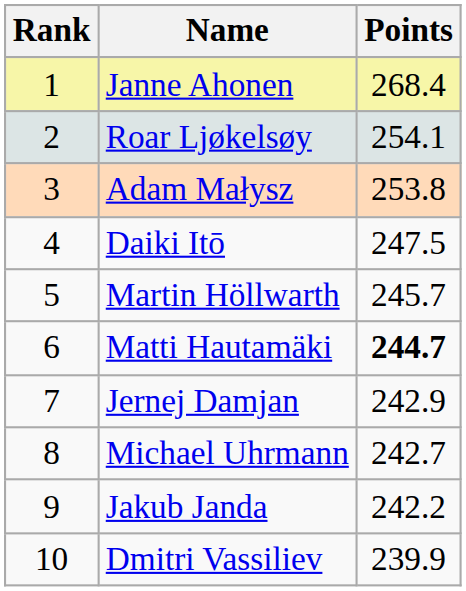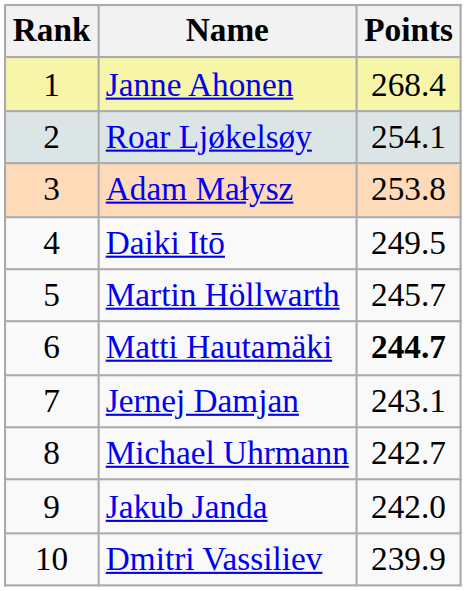(409, 242) 247.5 -> (409, 242) 249.5
(409, 400) 242.9 -> (409, 400) 243.1
(409, 505) 242.2 -> (409, 505) 242.0
